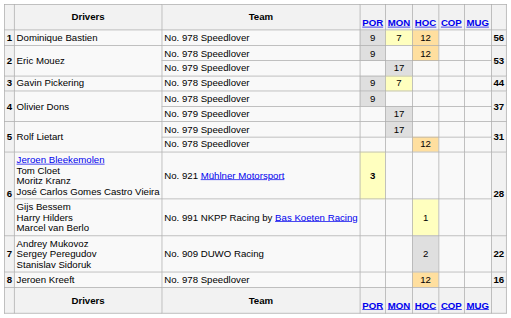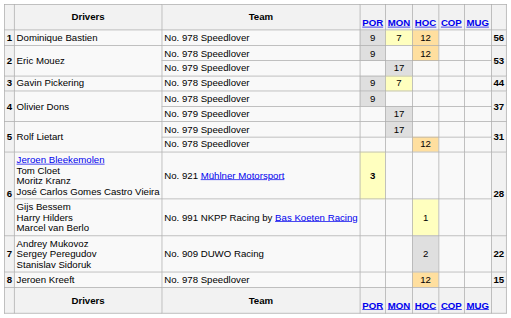(499, 279) 16 -> (499, 279) 15
